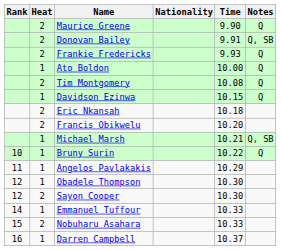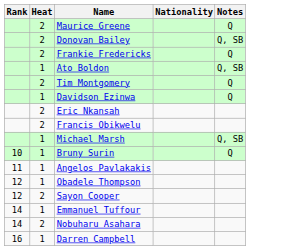- column: (230, 11)
(261, 68) Q -> (230, 68) Q, SB
(17, 224) 15 -> (17, 224) 14
